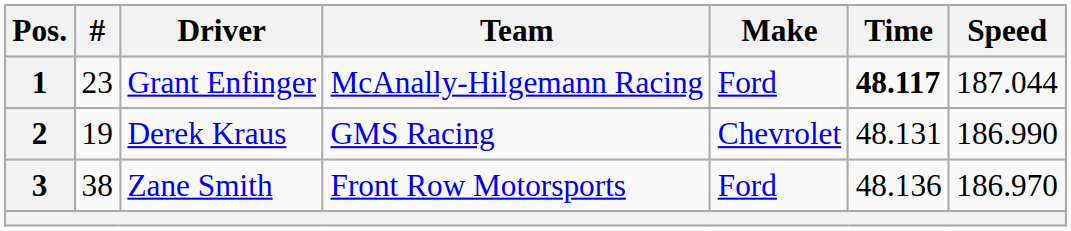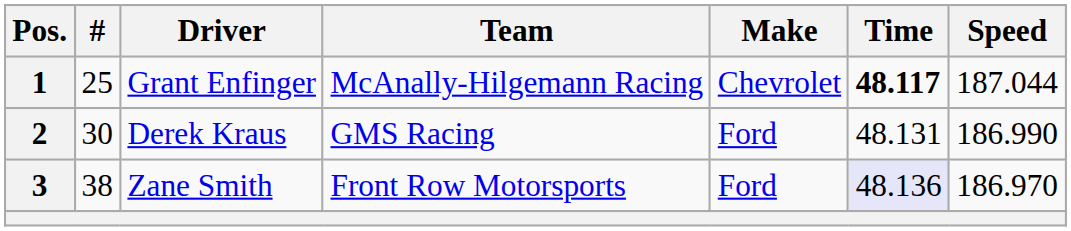(97, 82) 23 -> (97, 82) 25
(747, 82) Ford -> (779, 82) Chevrolet
(97, 133) 19 -> (97, 133) 30
(779, 133) Chevrolet -> (747, 133) Ford
(899, 185) no background -> (899, 185) lavender background
